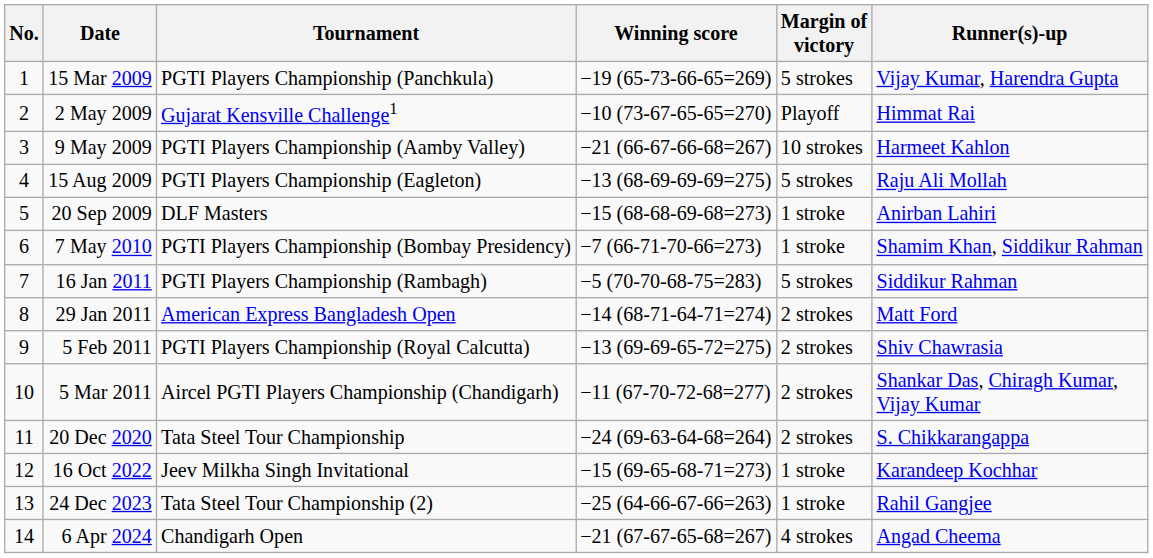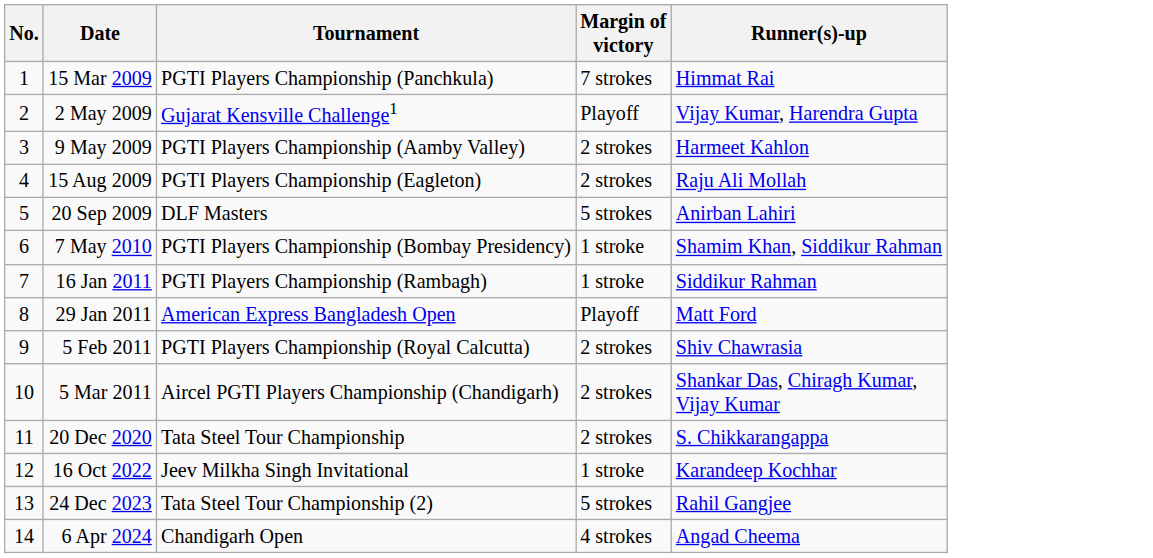- column: (676, 33)
(817, 78) 5 strokes -> (616, 78) 7 strokes
(997, 78) Vijay Kumar, Harendra Gupta -> (725, 78) Himmat Rai
(926, 113) Himmat Rai -> (797, 113) Vijay Kumar, Harendra Gupta
(822, 148) 10 strokes -> (616, 148) 2 strokes
(817, 181) 5 strokes -> (616, 181) 2 strokes
(813, 214) 1 stroke -> (616, 214) 5 strokes
(817, 280) 5 strokes -> (612, 280) 1 stroke
(817, 313) 2 strokes -> (610, 313) Playoff
(813, 502) 1 stroke -> (616, 502) 5 strokes
